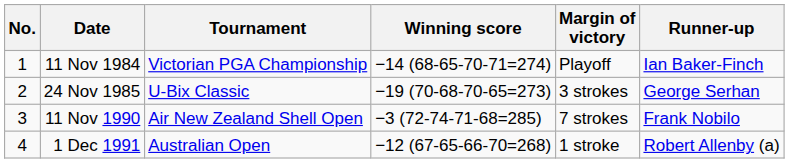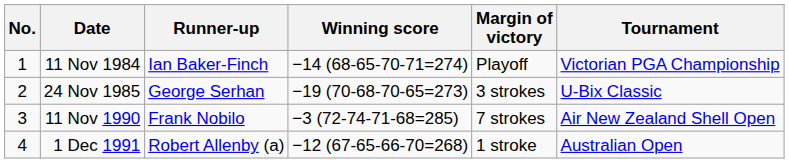columns swapped: (258, 28) <-> (712, 28)
